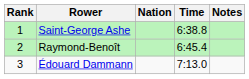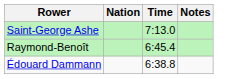- column: (20, 13)
(192, 30) 6:38.8 -> (160, 30) 7:13.0
(192, 64) 7:13.0 -> (160, 64) 6:38.8
